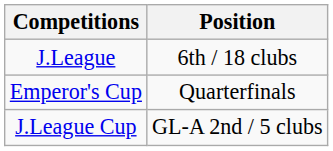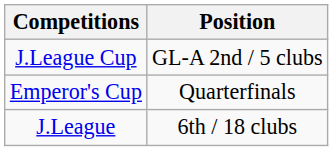rows swapped: (76, 57) <-> (76, 127)
